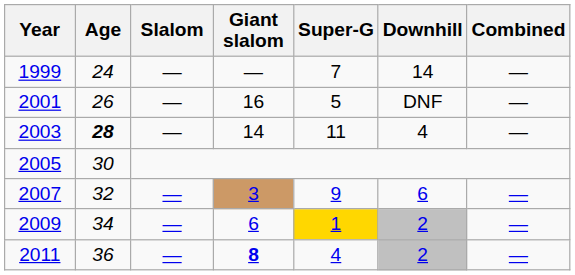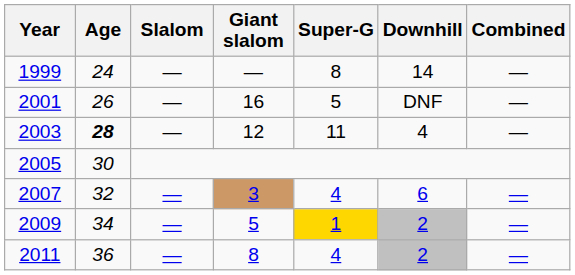(336, 71) 7 -> (336, 71) 8
(253, 132) 14 -> (253, 132) 12
(336, 193) 9 -> (336, 193) 4
(253, 224) 6 -> (253, 224) 5
(253, 254) bold -> (253, 254) normal
